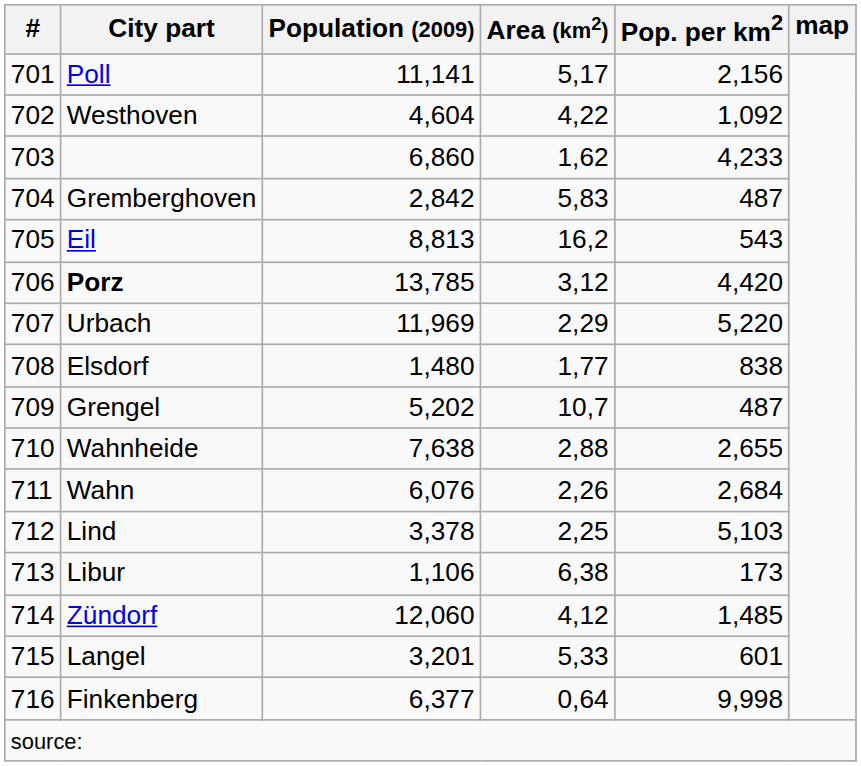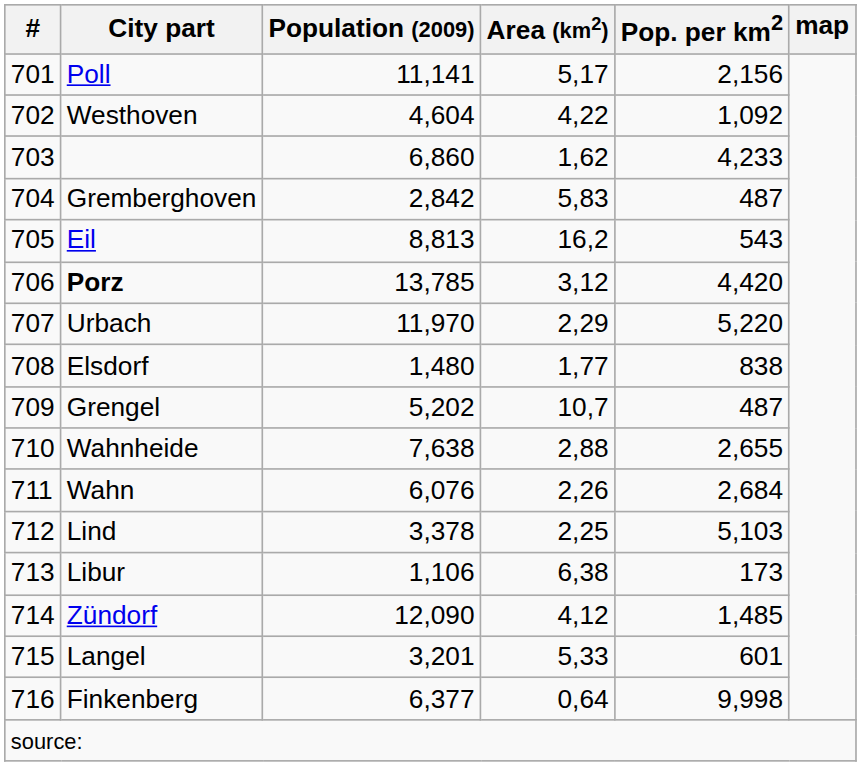(435, 323) 11,969 -> (435, 323) 11,970
(434, 615) 12,060 -> (434, 615) 12,090
